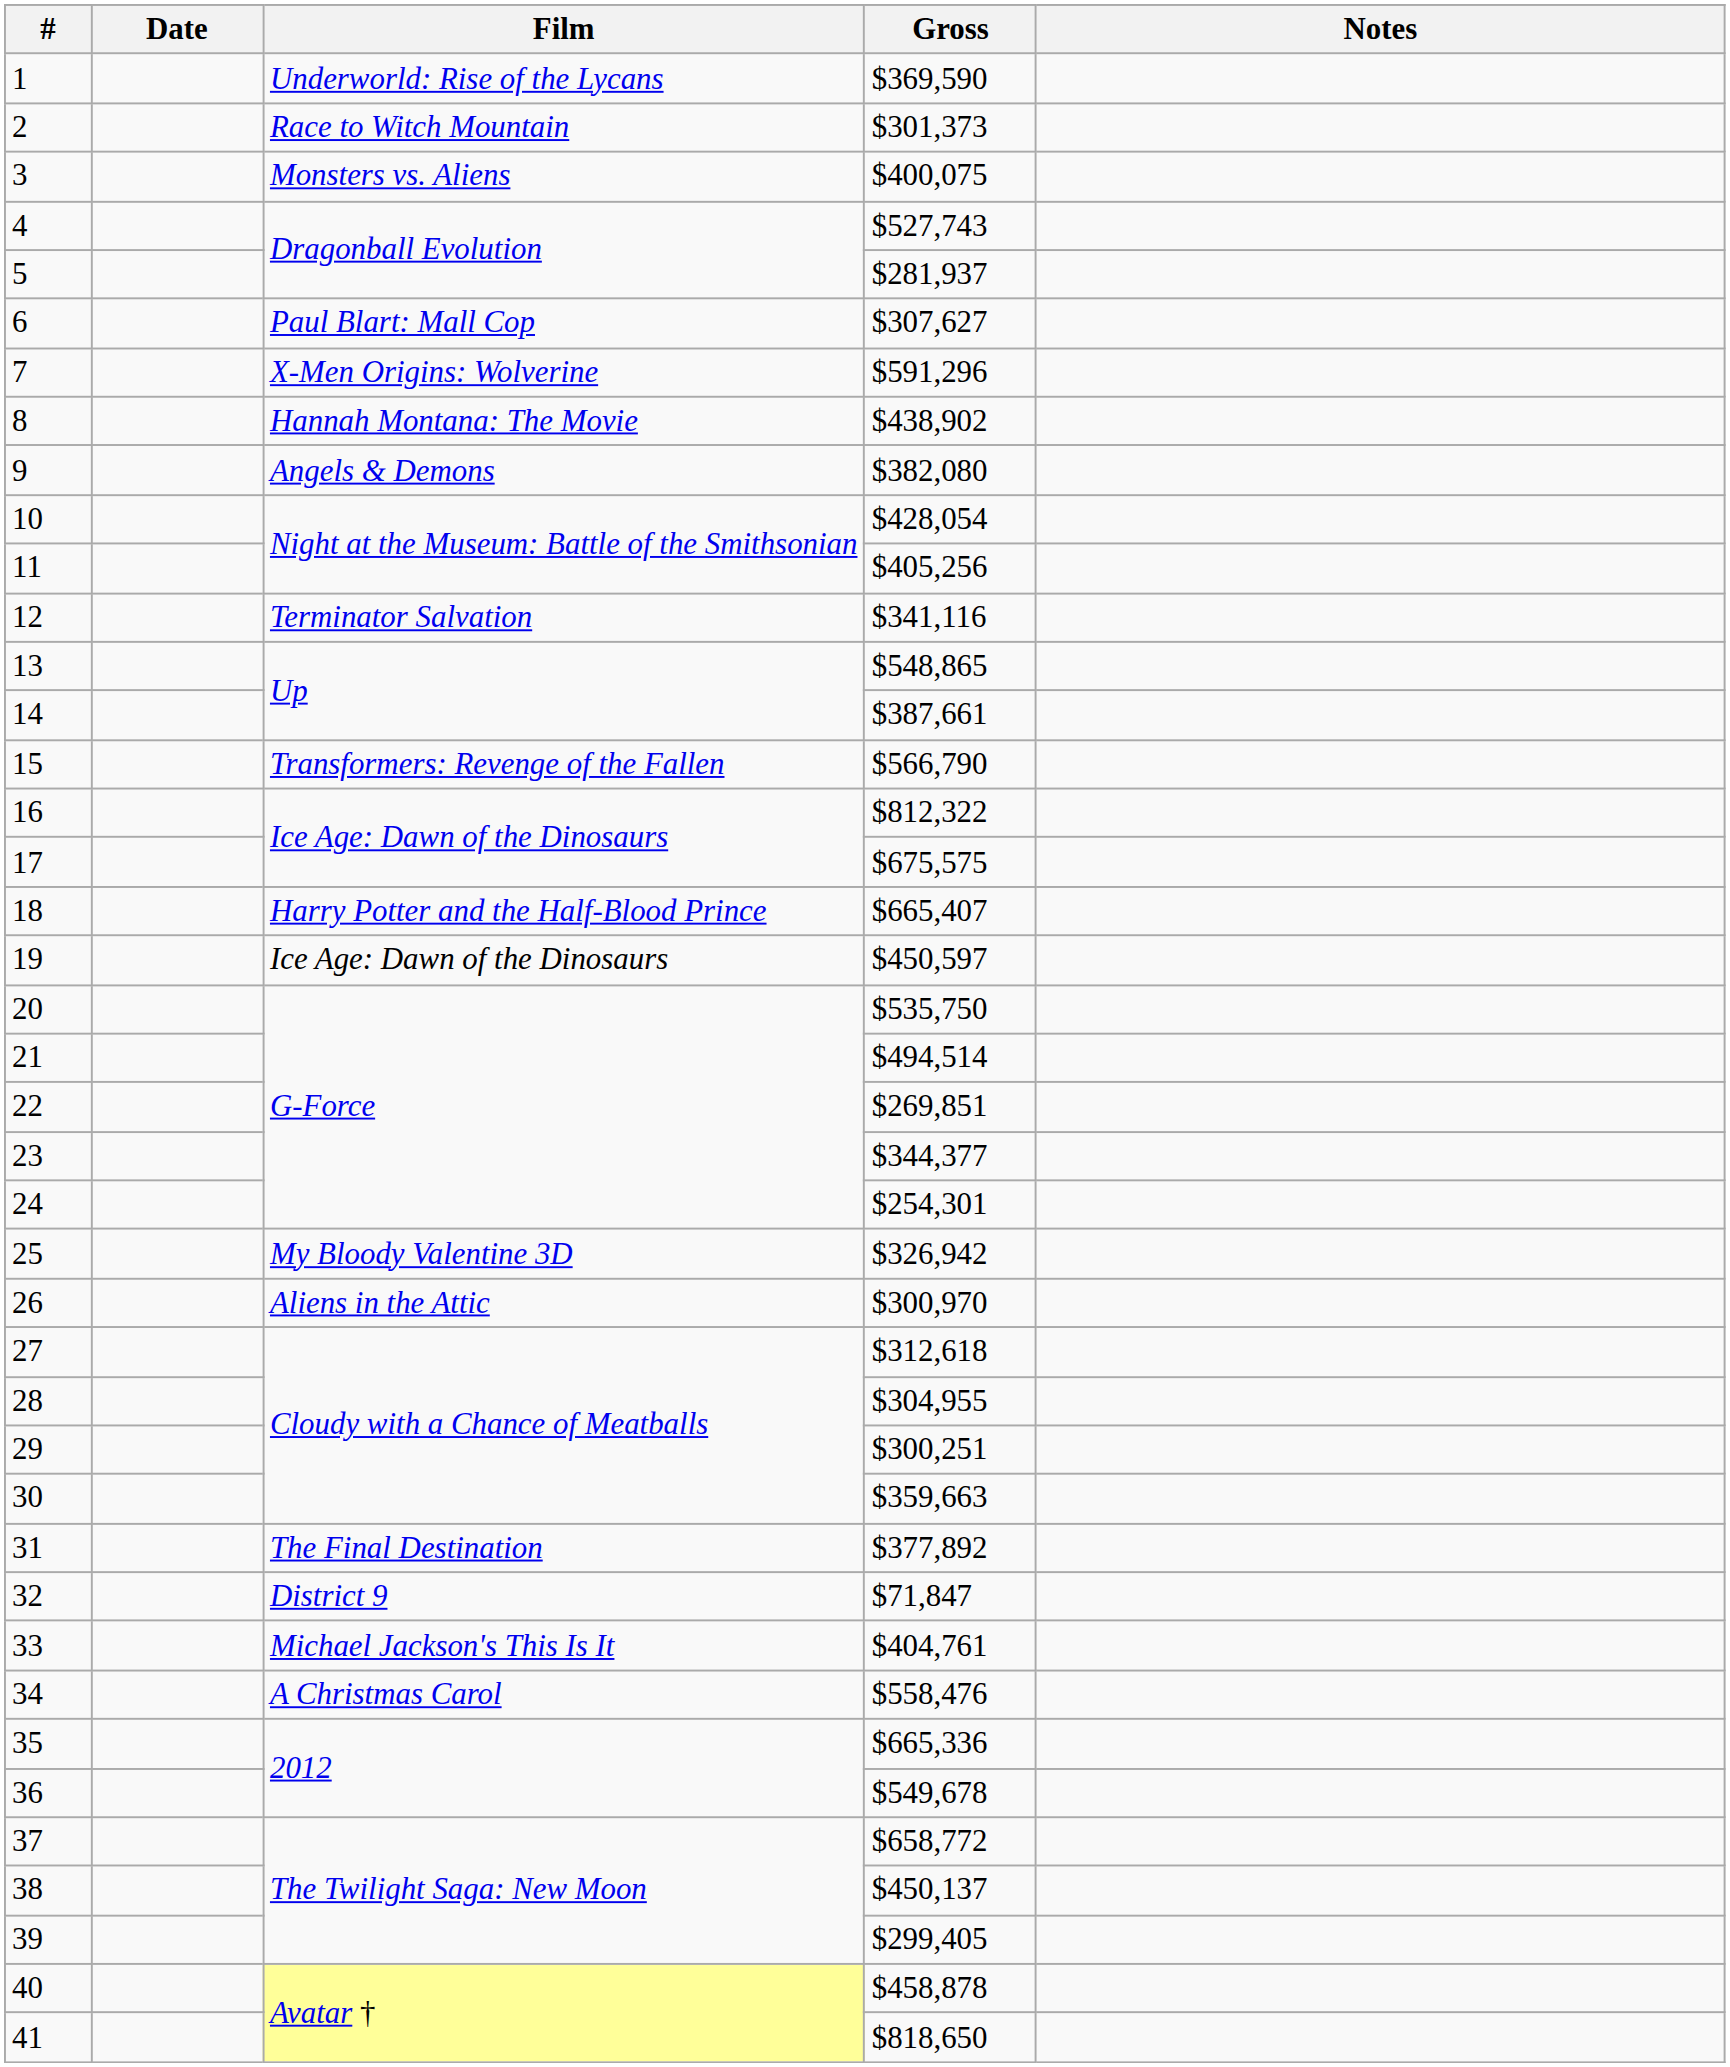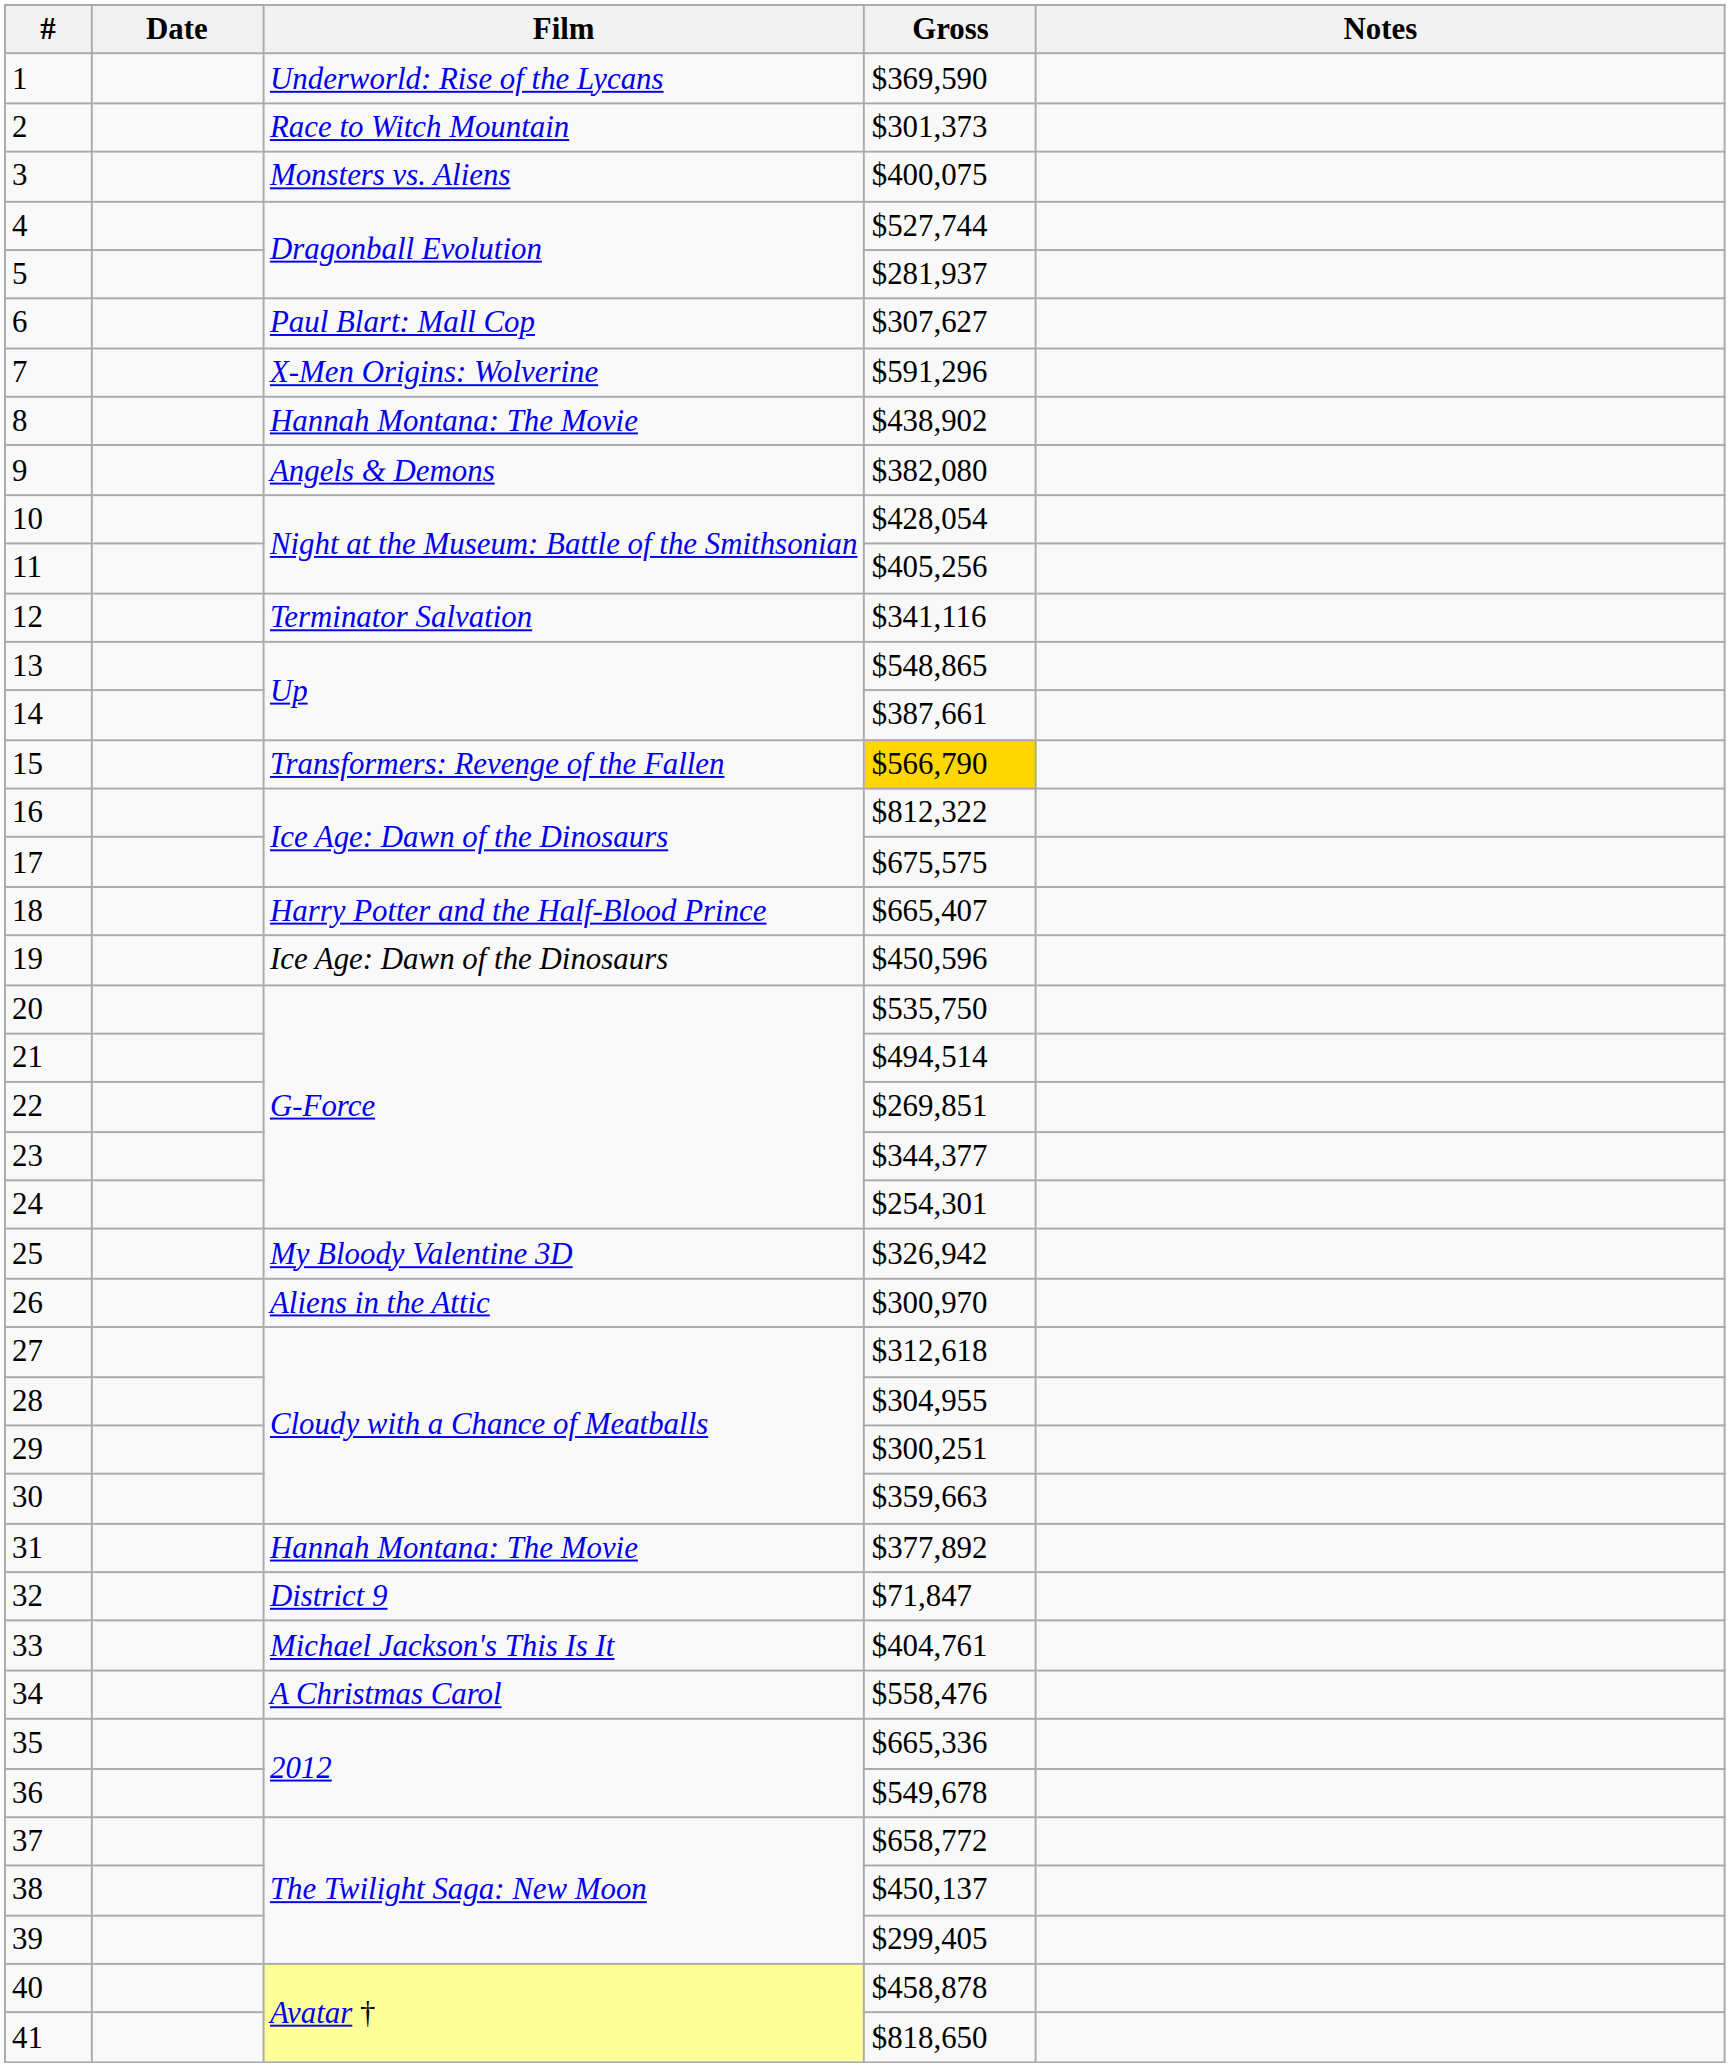(930, 224) $527,743 -> (930, 224) $527,744
(930, 763) no background -> (930, 763) gold background
(930, 959) $450,597 -> (930, 959) $450,596
(406, 1547) The Final Destination -> (454, 1547) Hannah Montana: The Movie
